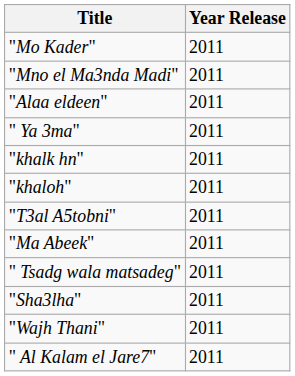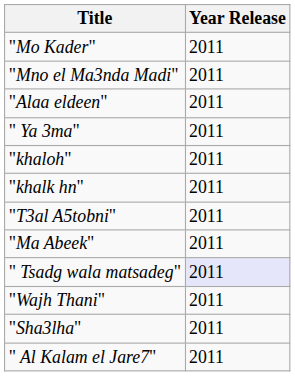rows swapped: (40, 187) <-> (46, 159)
(207, 272) no background -> (207, 272) lavender background
rows swapped: (57, 328) <-> (45, 300)
